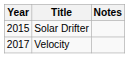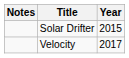columns swapped: (18, 12) <-> (108, 12)
